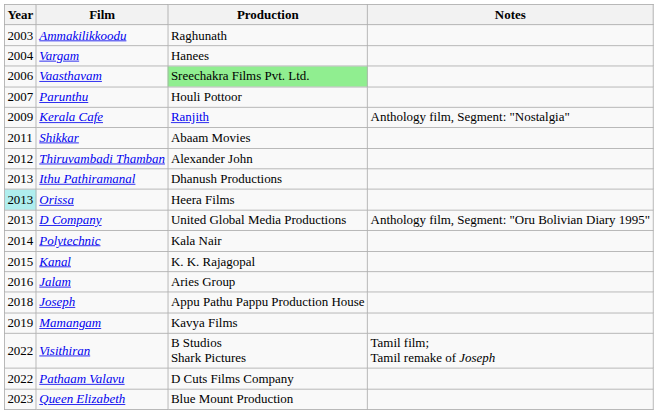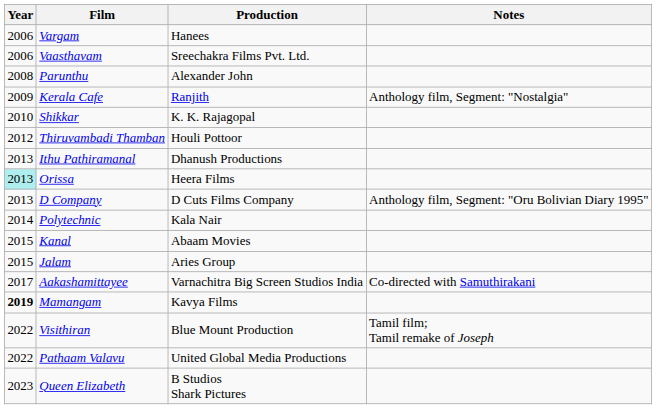- row: (83, 35)
(20, 55) 2004 -> (20, 35) 2006
(240, 76) lightgreen background -> (240, 55) no background
(20, 96) 2007 -> (20, 76) 2008
(206, 96) Houli Pottoor -> (212, 76) Alexander John
(20, 138) 2011 -> (20, 117) 2010
(211, 138) Abaam Movies -> (213, 117) K. K. Rajagopal
(212, 158) Alexander John -> (206, 138) Houli Pottoor
(259, 220) United Global Media Productions -> (232, 199) D Cuts Films Company
(213, 261) K. K. Rajagopal -> (211, 240) Abaam Movies
(20, 281) 2016 -> (20, 261) 2015
+ row: (84, 281)
- row: (57, 302)
(20, 323) normal -> (20, 302) bold
(209, 350) B Studios Shark Pictures -> (232, 330) Blue Mount Production
(232, 378) D Cuts Films Company -> (259, 358) United Global Media Productions
(232, 399) Blue Mount Production -> (209, 386) B Studios Shark Pictures
